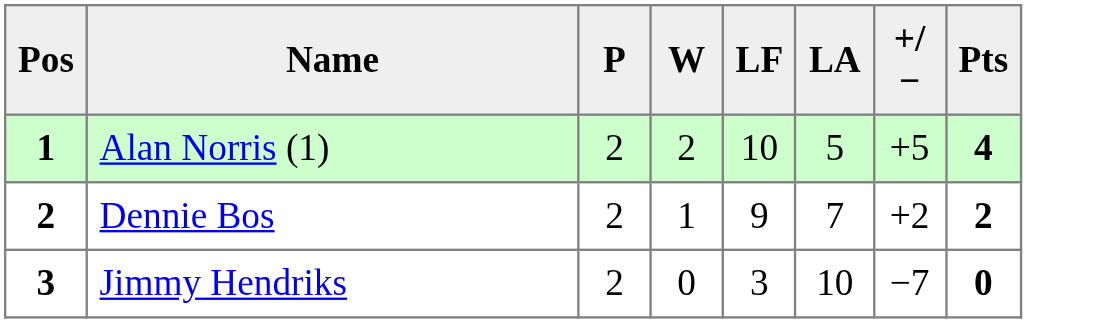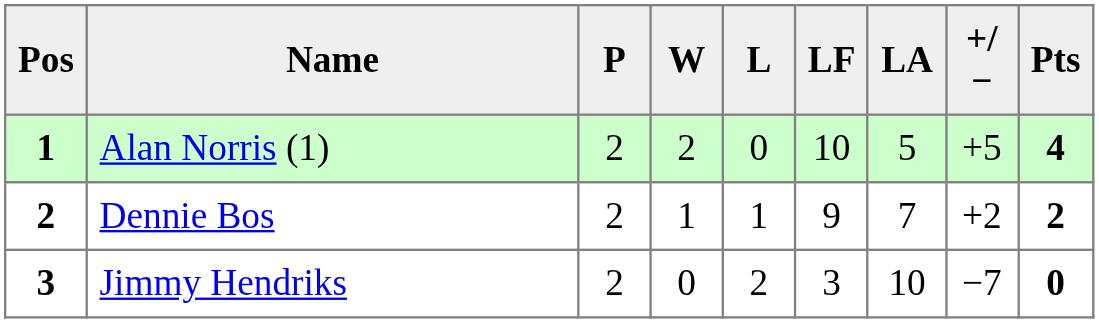+ column: (759, 59)
